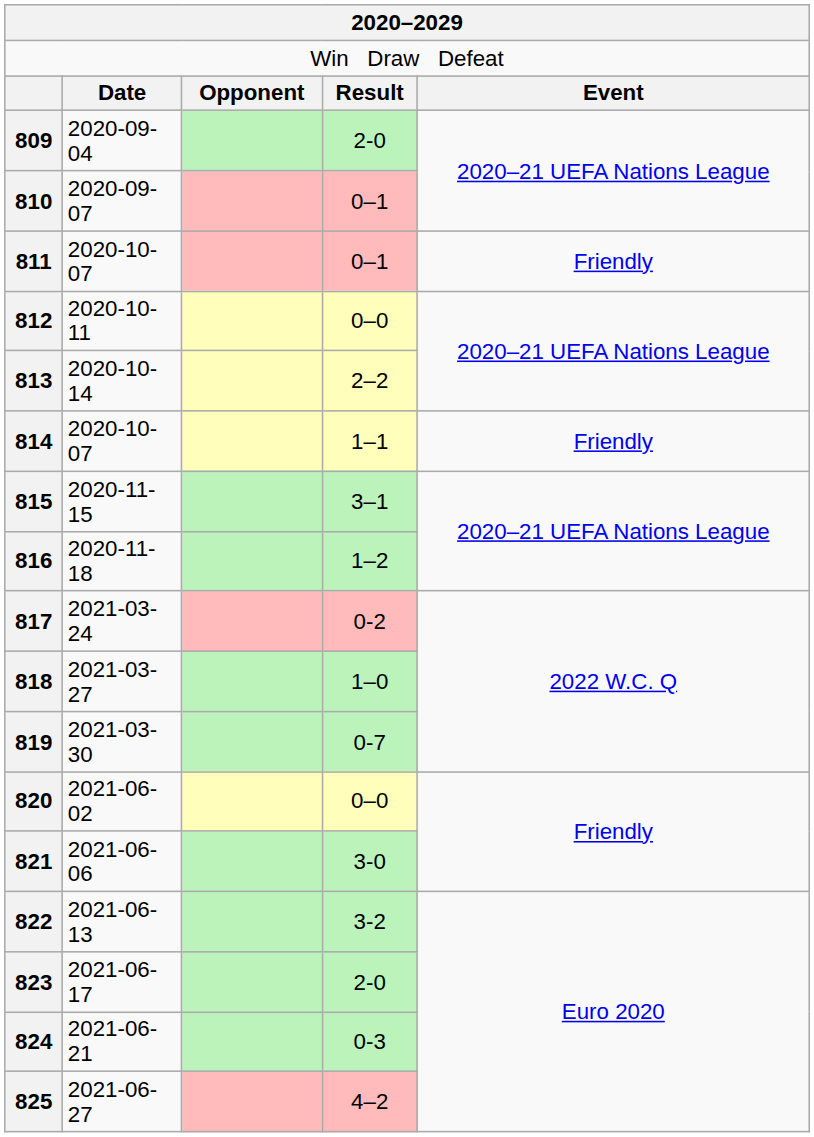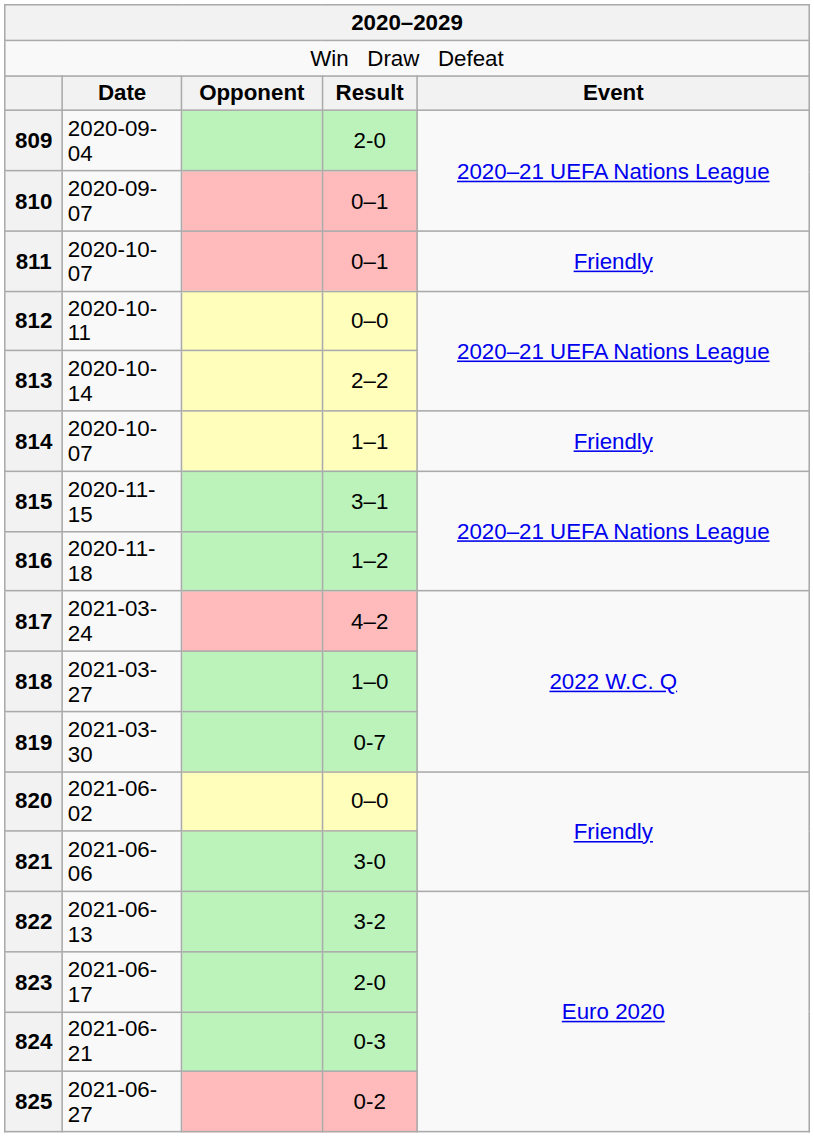(370, 621) 0-2 -> (370, 621) 4–2
(370, 1102) 4–2 -> (370, 1102) 0-2
